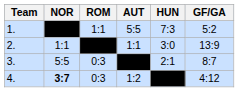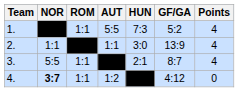+ column: (214, 12)
(98, 62) 0:3 -> (82, 62) 1:1
(98, 78) 0:3 -> (82, 78) 1:1
